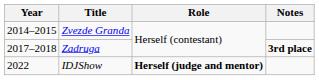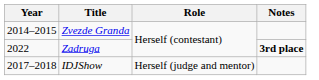(32, 48) 2017–2018 -> (18, 48) 2022
(18, 65) 2022 -> (32, 65) 2017–2018
(199, 65) bold -> (194, 65) normal
